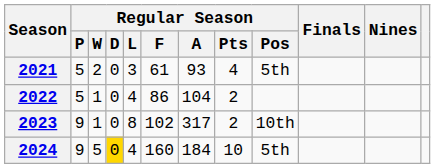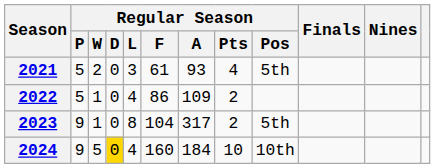(196, 97) 104 -> (196, 97) 109
(159, 124) 102 -> (159, 124) 104
(275, 124) 10th -> (275, 124) 5th
(275, 150) 5th -> (275, 150) 10th
